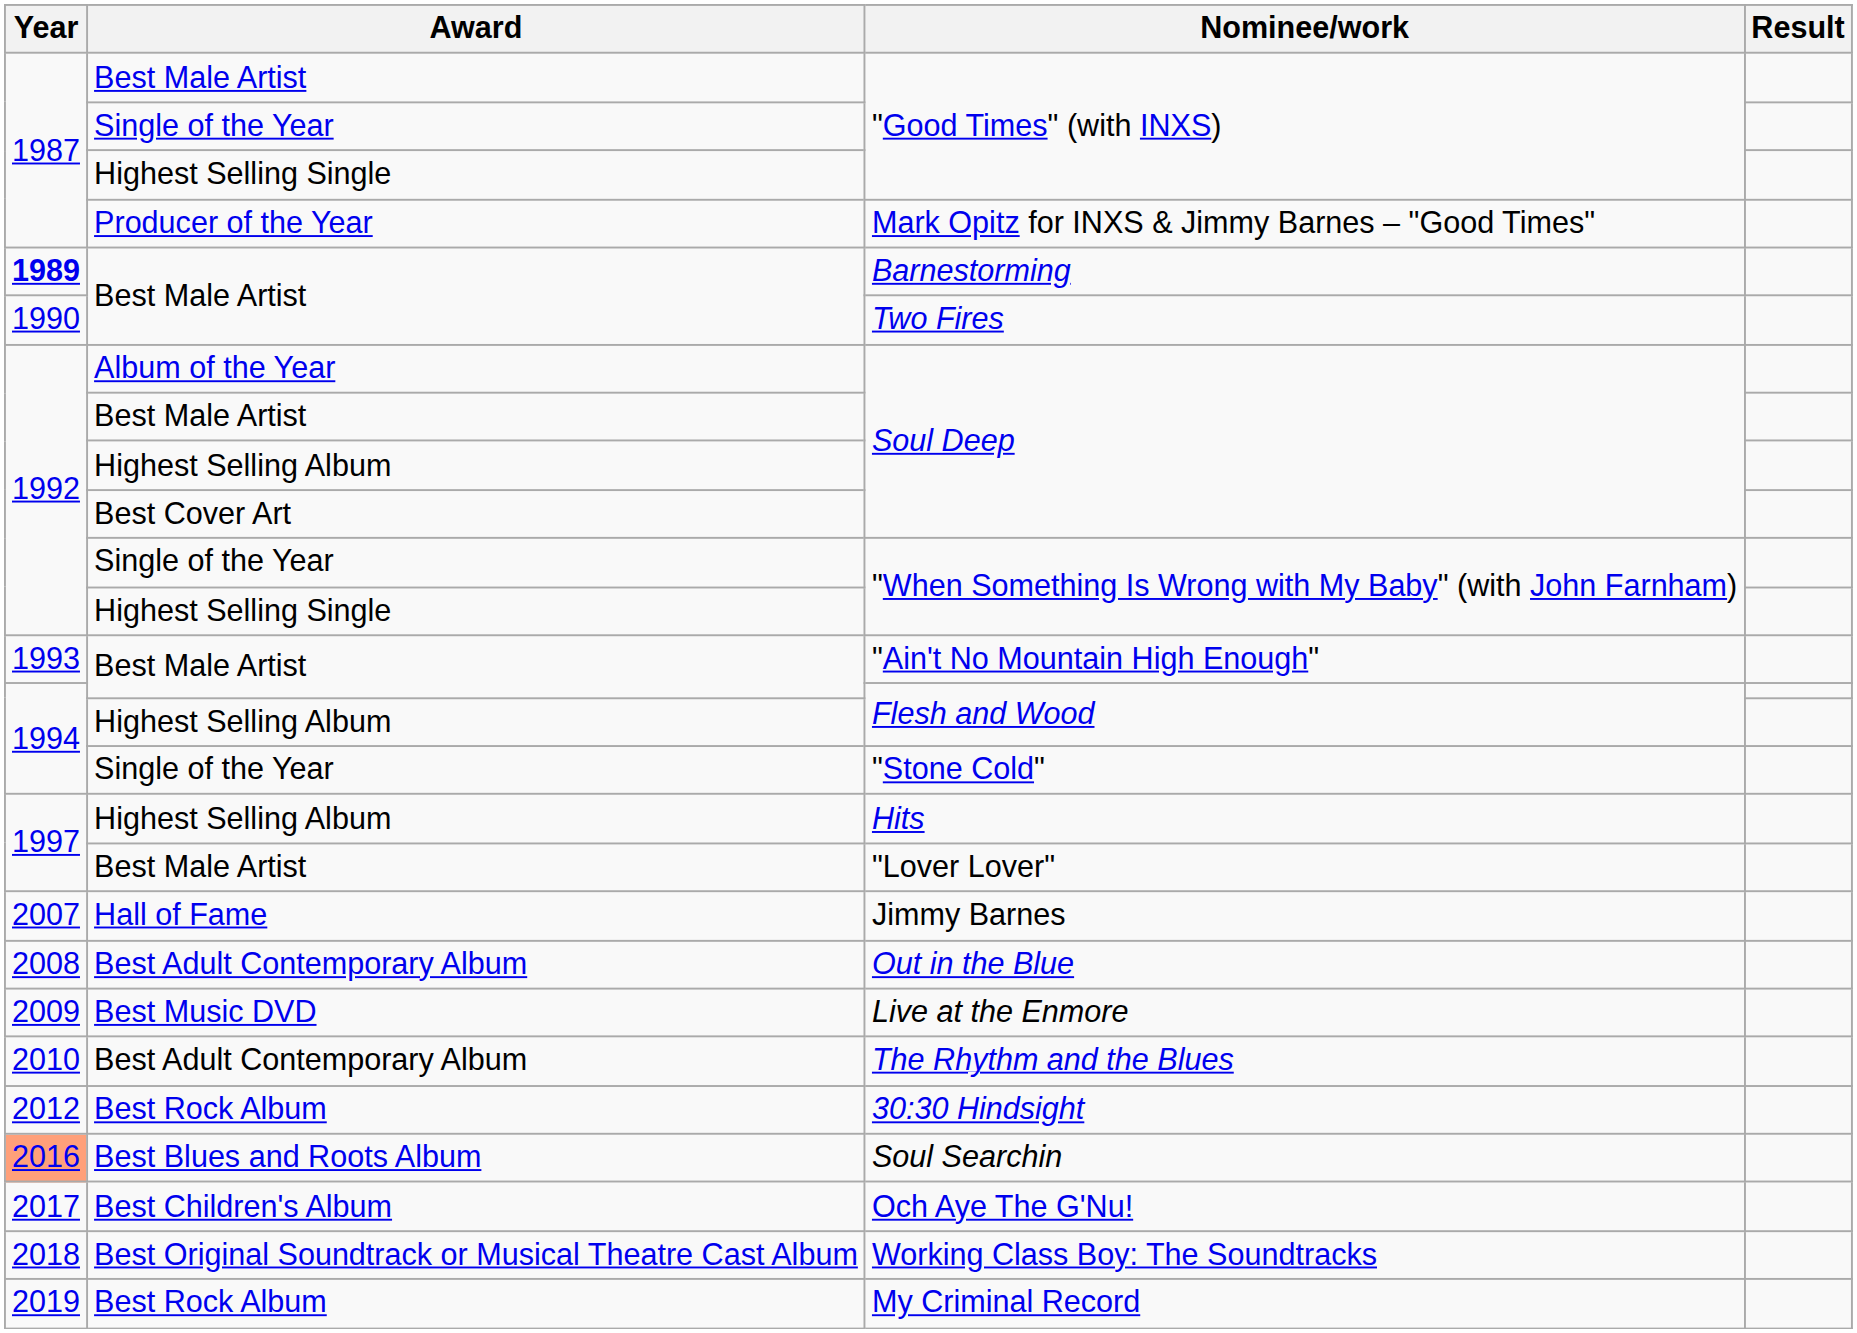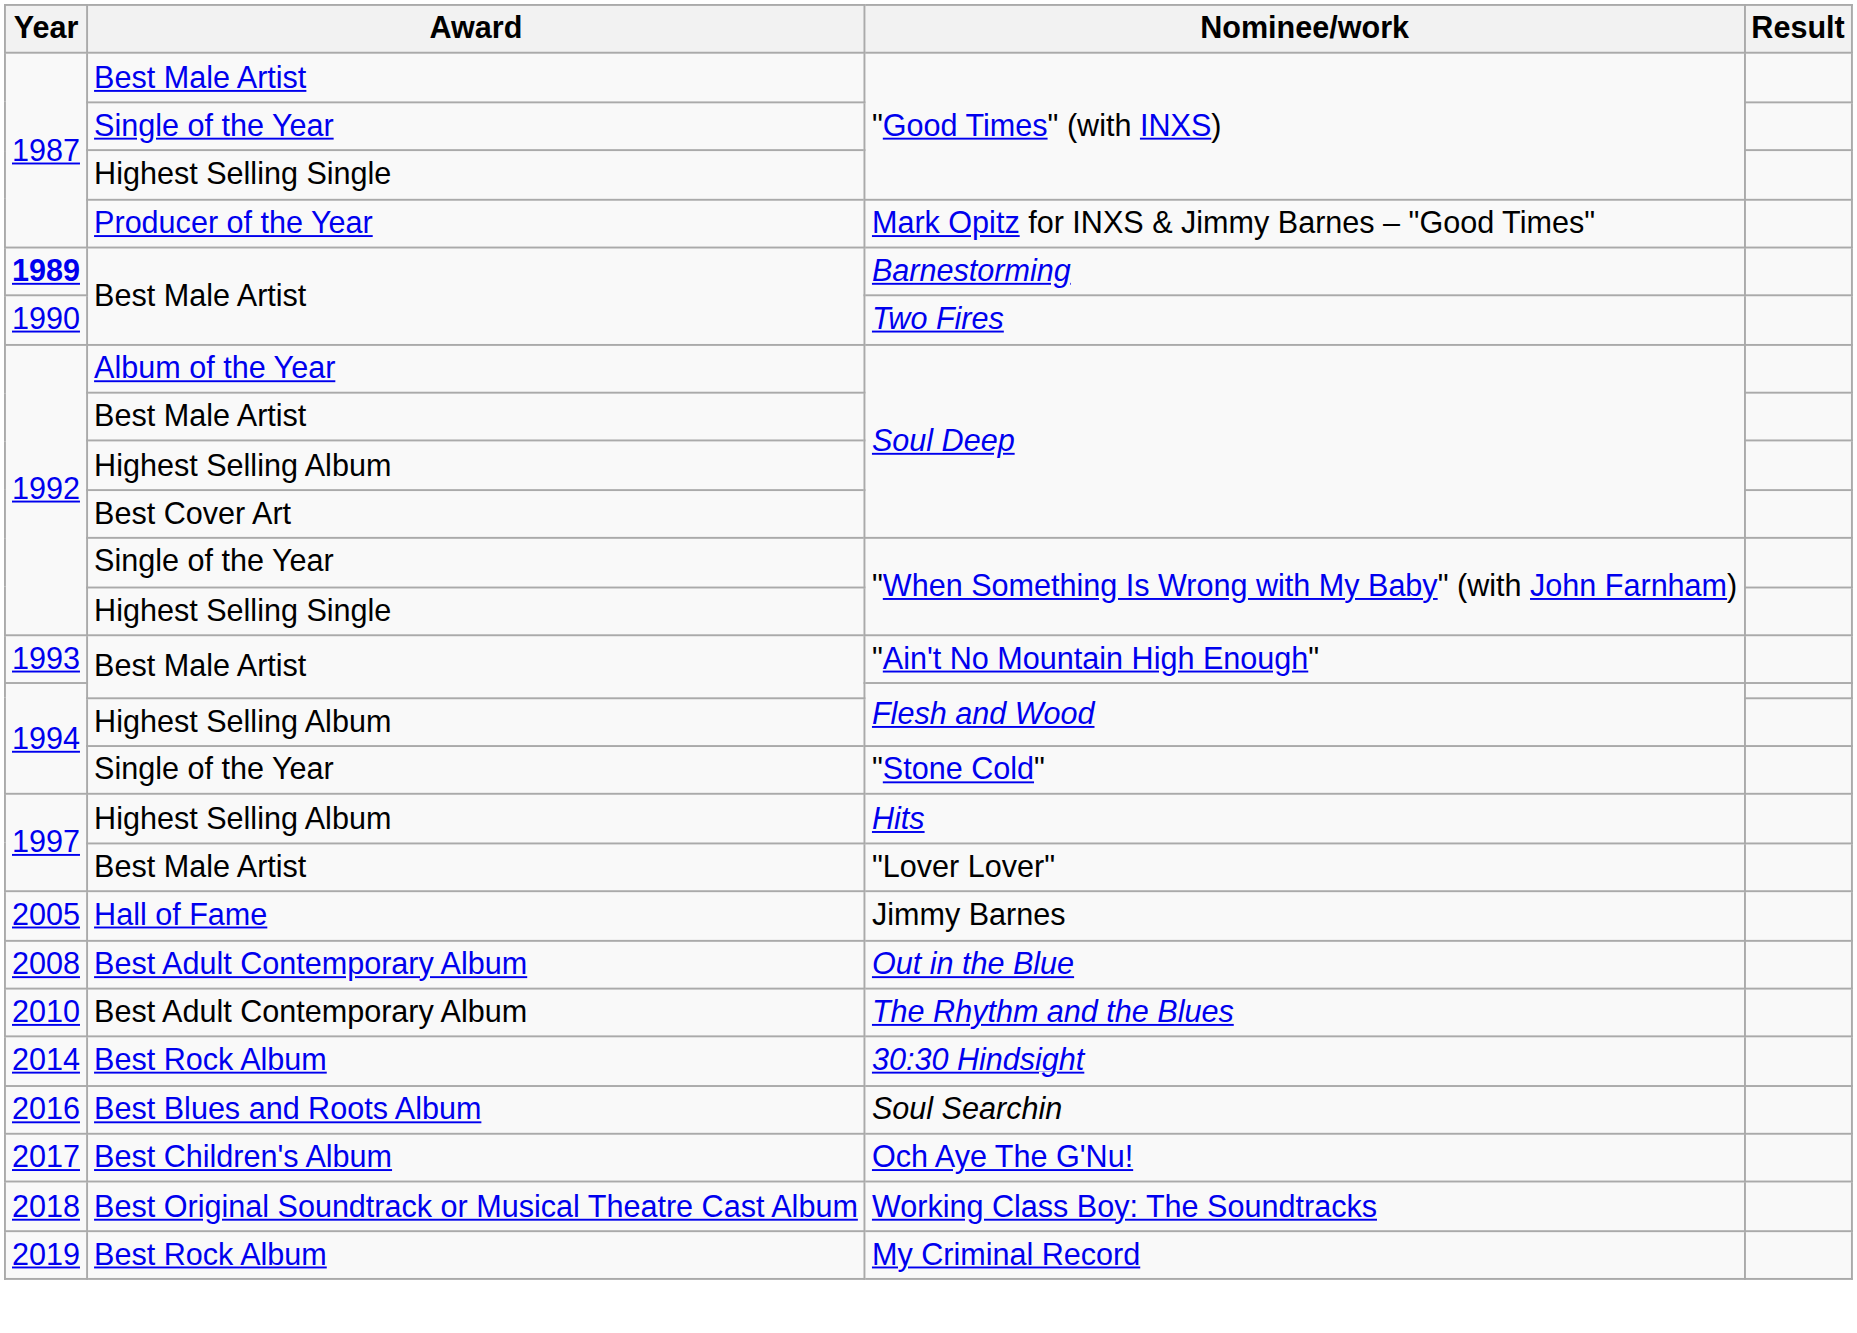(46, 915) 2007 -> (46, 915) 2005
- row: (205, 1012)
(46, 1109) 2012 -> (46, 1060) 2014
(46, 1157) lightsalmon background -> (46, 1109) no background
